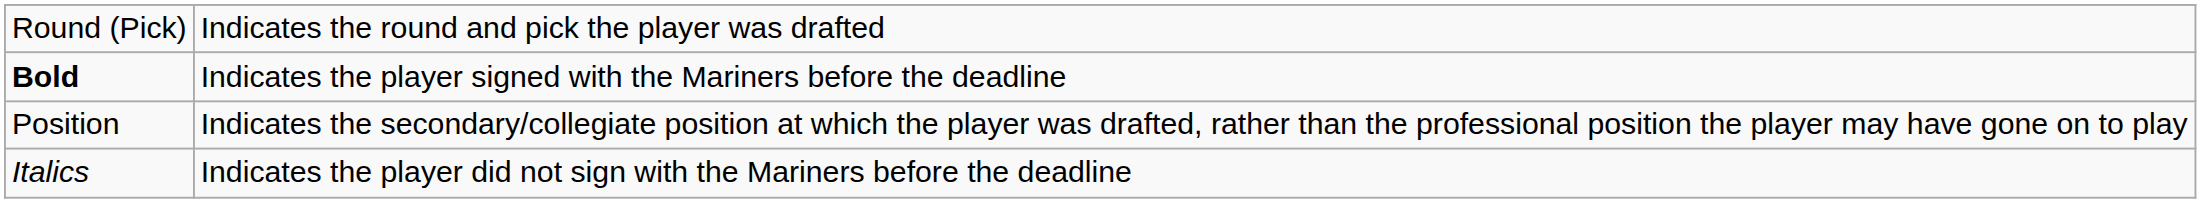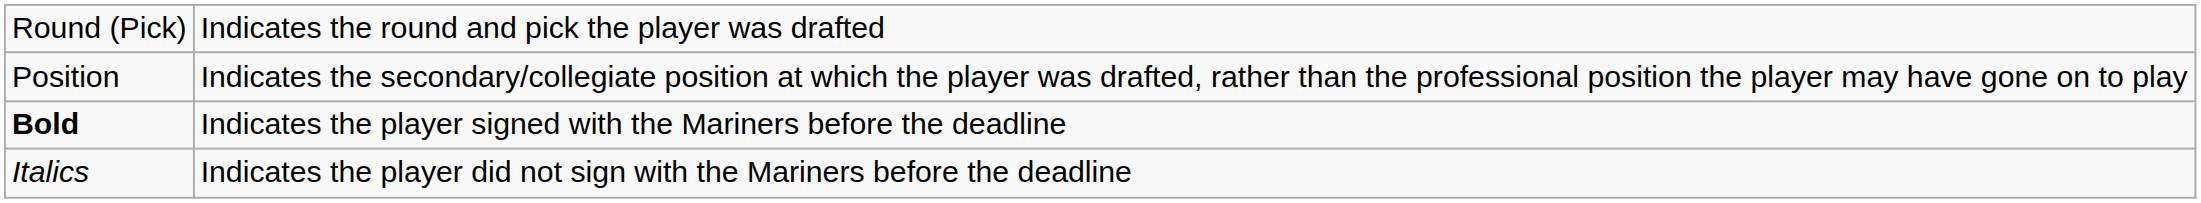rows swapped: (66, 124) <-> (46, 76)
